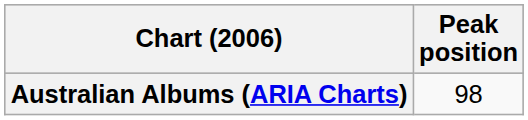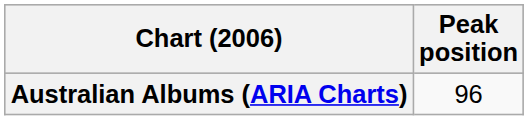(469, 93) 98 -> (469, 93) 96
